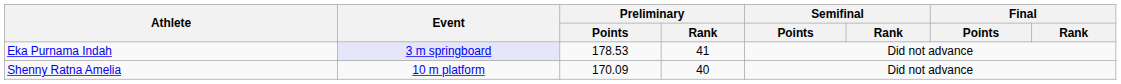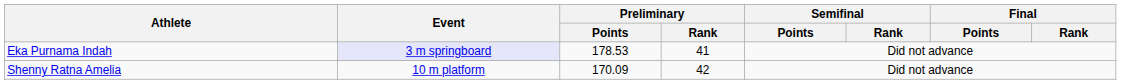(703, 70) 40 -> (703, 70) 42
